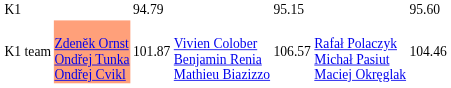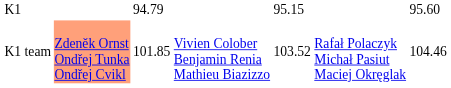(152, 51) 101.87 -> (152, 51) 101.85
(292, 51) 106.57 -> (292, 51) 103.52
